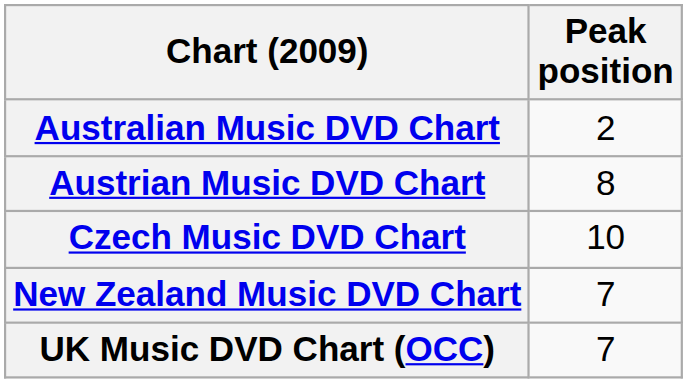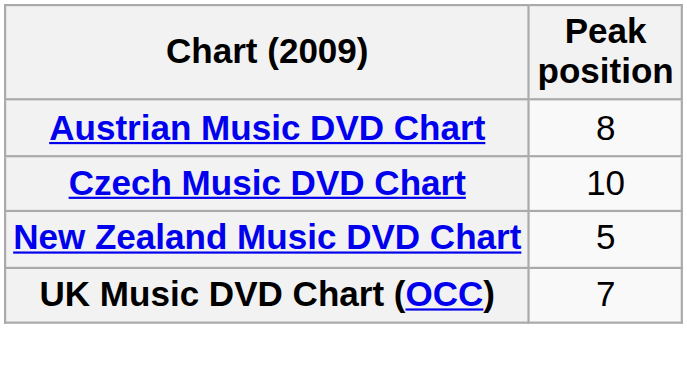- row: (267, 127)
(606, 293) 7 -> (606, 238) 5
